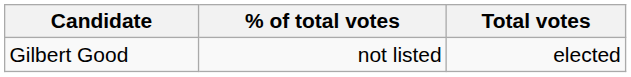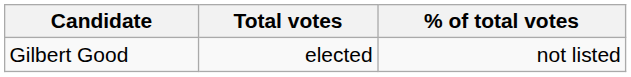columns swapped: (536, 21) <-> (322, 21)
